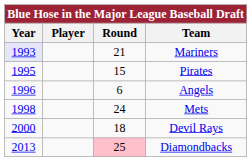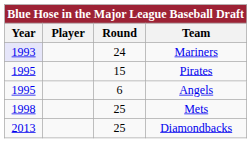(120, 52) 21 -> (120, 52) 24
(24, 90) 1996 -> (24, 90) 1995
(120, 109) 24 -> (120, 109) 25
- row: (196, 128)
(120, 147) pink background -> (120, 128) no background
